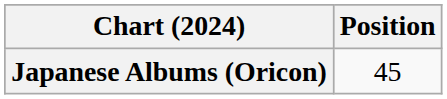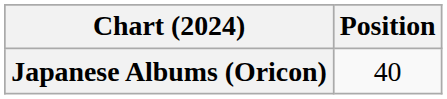(388, 70) 45 -> (388, 70) 40
